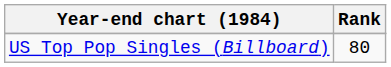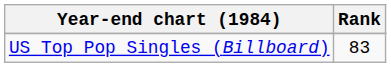(359, 48) 80 -> (359, 48) 83
